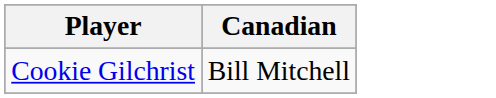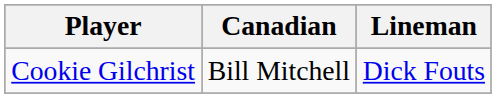+ column: (424, 26)
